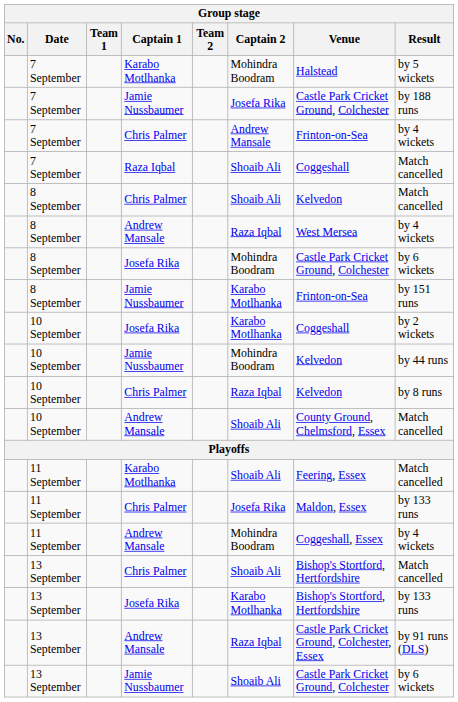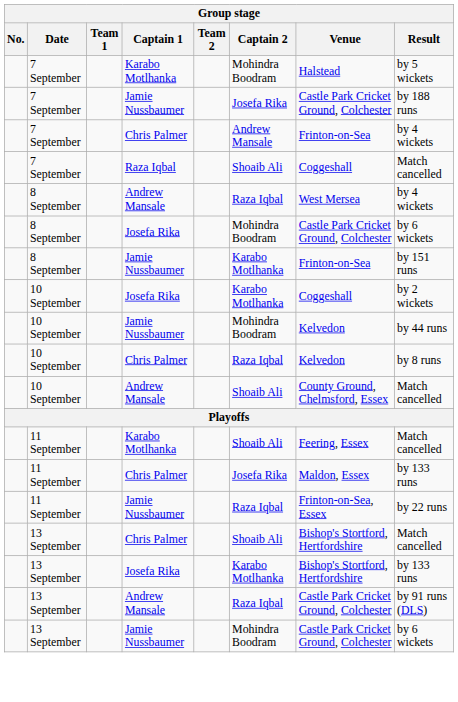- row: (55, 199)
+ row: (55, 507)
- row: (55, 539)
(344, 642) Castle Park Cricket Ground, Colchester, Essex -> (345, 603) Castle Park Cricket Ground, Colchester
(256, 681) Shoaib Ali -> (255, 635) Mohindra Boodram
